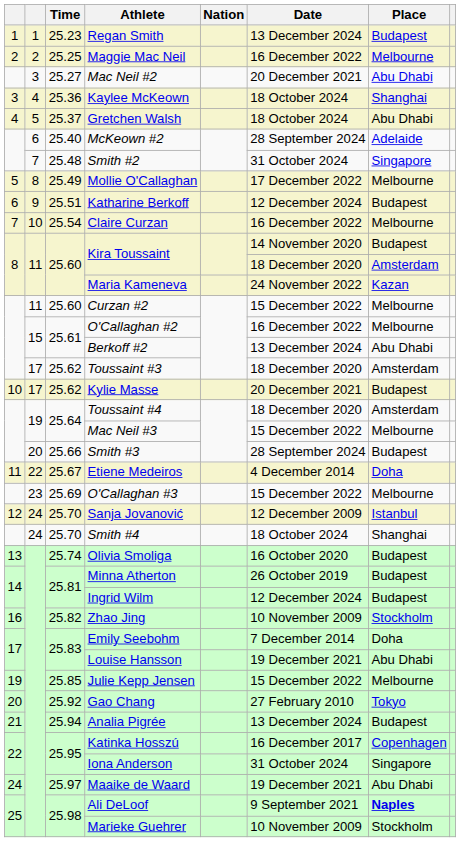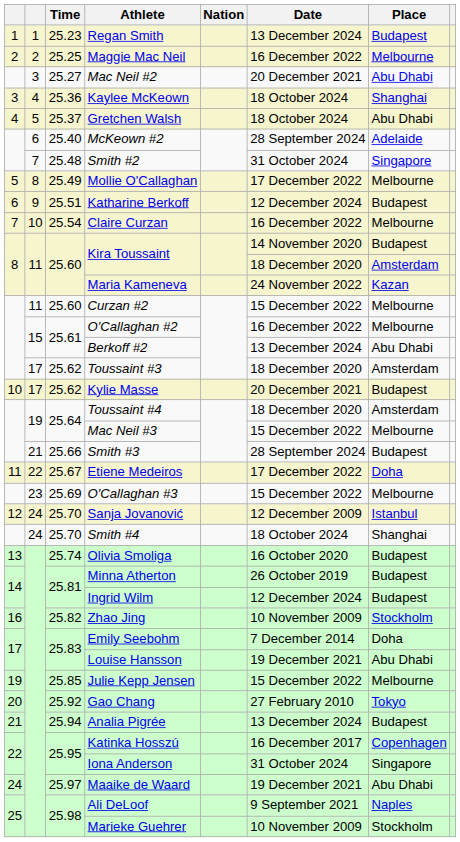(35, 451) 20 -> (35, 451) 21
(302, 472) 4 December 2014 -> (306, 472) 17 December 2022
(393, 805) bold -> (392, 805) normal
